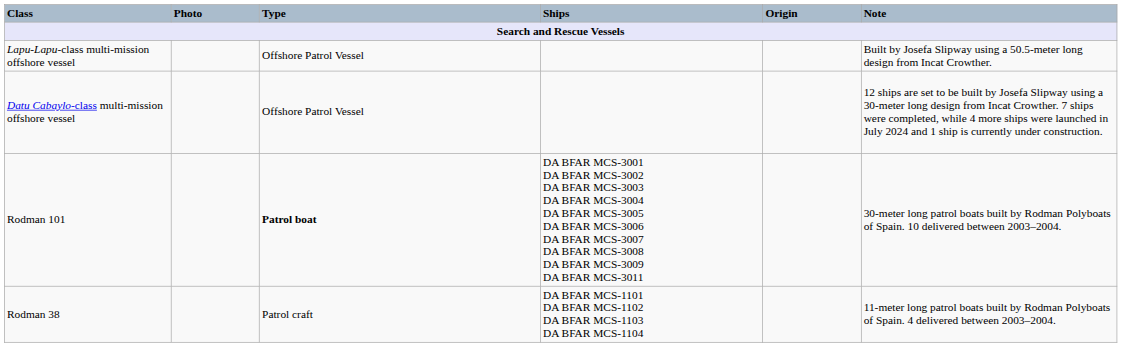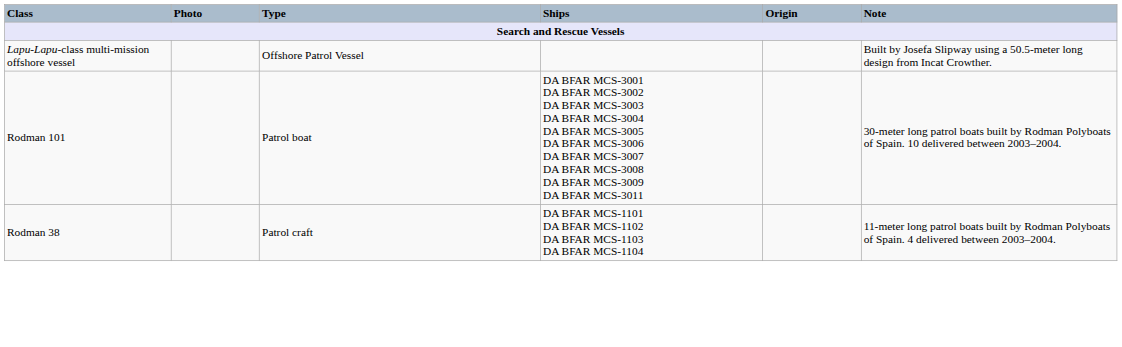- row: (85, 112)
(289, 219) bold -> (287, 137) normal
